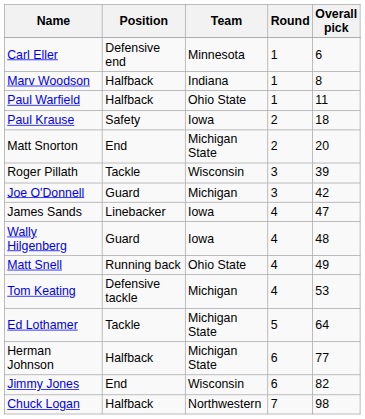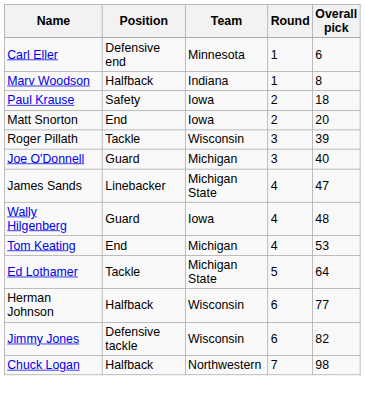- row: (44, 100)
(213, 146) Michigan State -> (201, 120) Iowa
(322, 192) 42 -> (322, 159) 40
(201, 212) Iowa -> (213, 185) Michigan State
- row: (35, 265)
(133, 291) Defensive tackle -> (116, 245) End
(213, 358) Michigan State -> (216, 305) Wisconsin
(116, 384) End -> (133, 338) Defensive tackle
